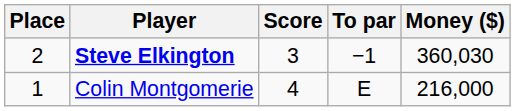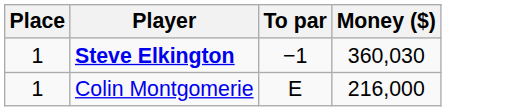- column: (293, 21)
(37, 55) 2 -> (37, 55) 1
